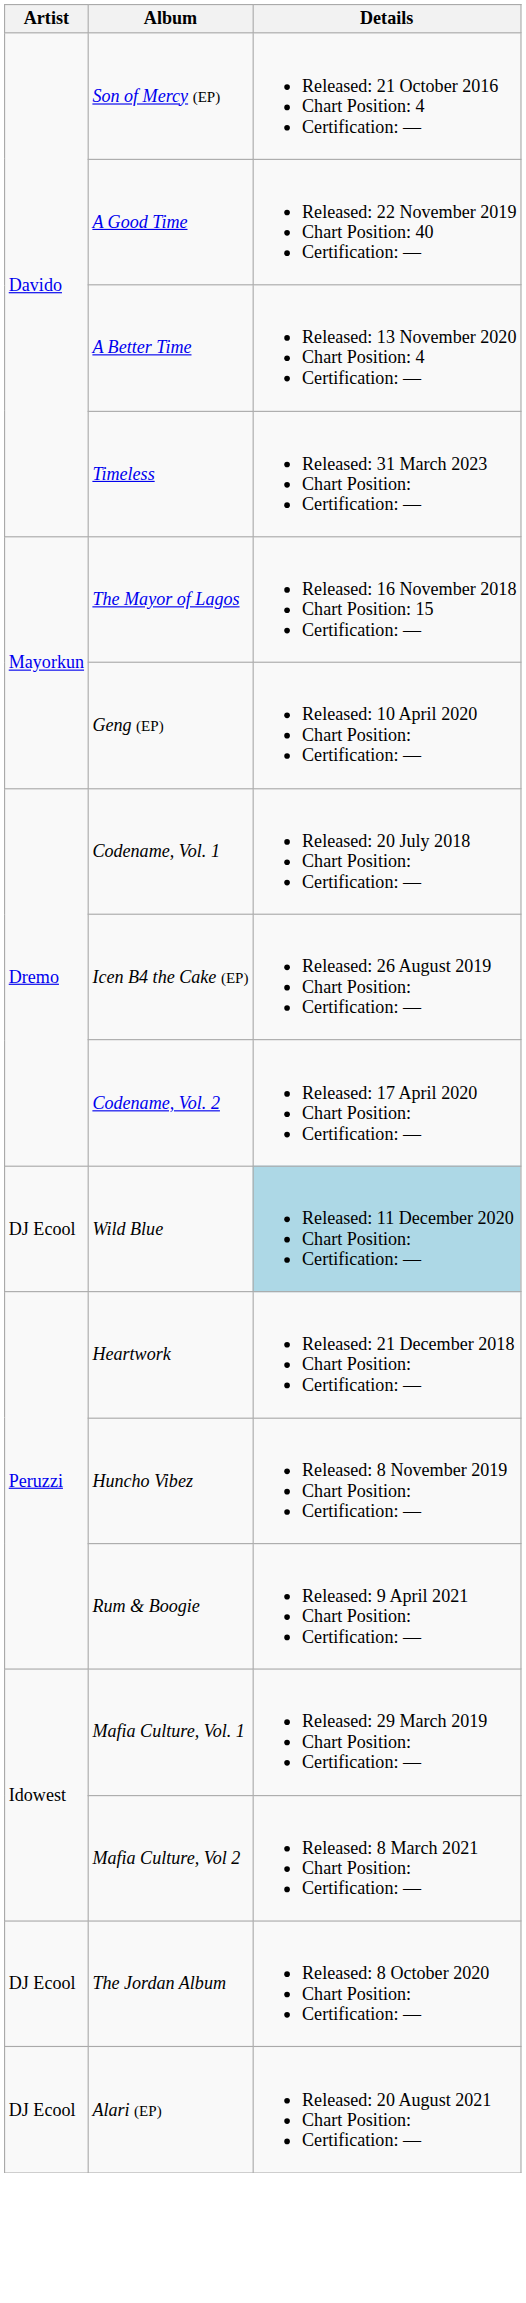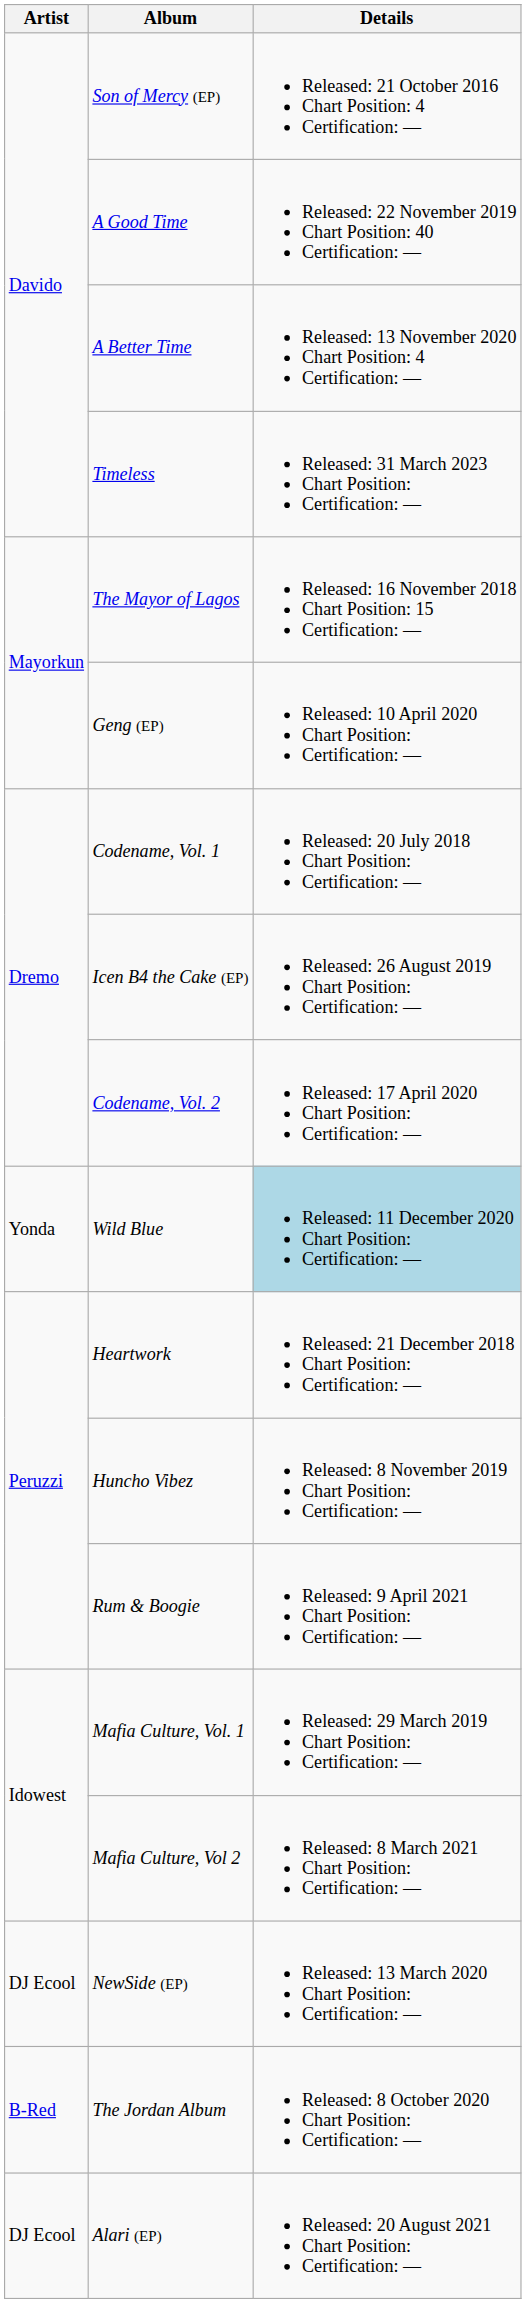(42, 1228) DJ Ecool -> (32, 1228) Yonda
+ row: (140, 1983)
(42, 1983) DJ Ecool -> (32, 2109) B-Red
